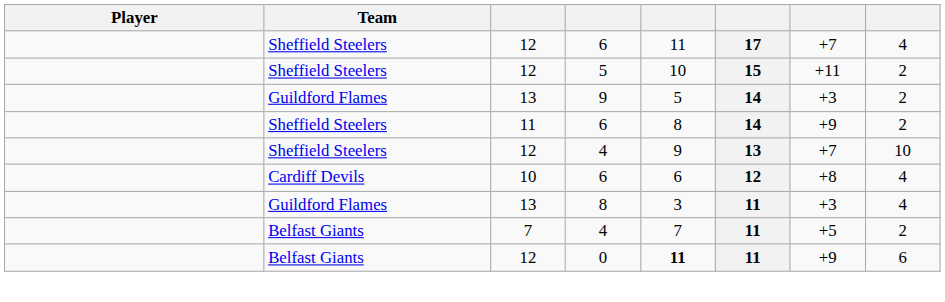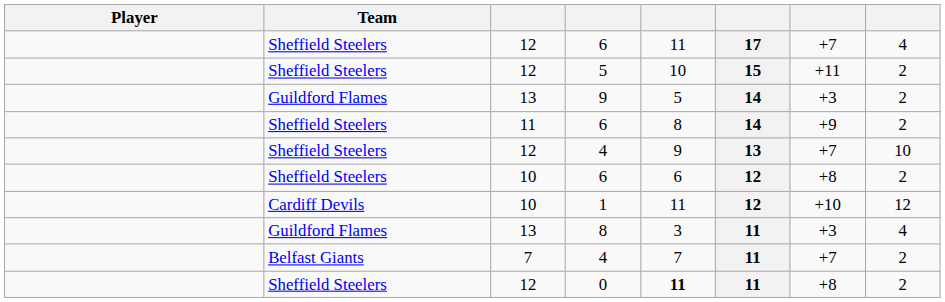(316, 177) Cardiff Devils -> (327, 177) Sheffield Steelers
(903, 177) 4 -> (903, 177) 2
+ row: (528, 204)
(828, 230) +5 -> (828, 257) +7
(316, 257) Belfast Giants -> (327, 284) Sheffield Steelers
(828, 257) +9 -> (828, 284) +8
(903, 257) 6 -> (903, 284) 2
